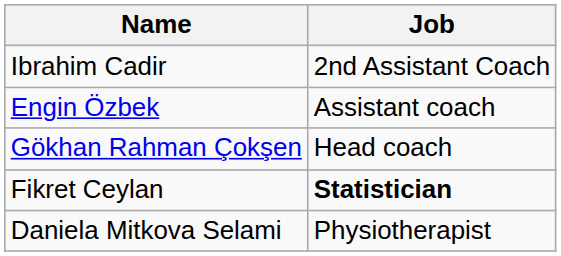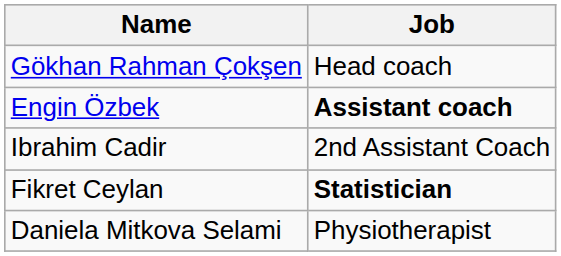rows swapped: (156, 148) <-> (89, 66)
(405, 107) normal -> (413, 107) bold
